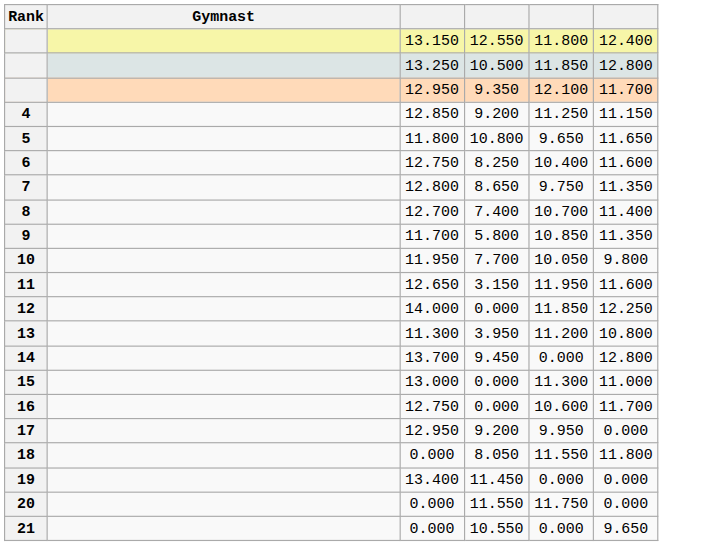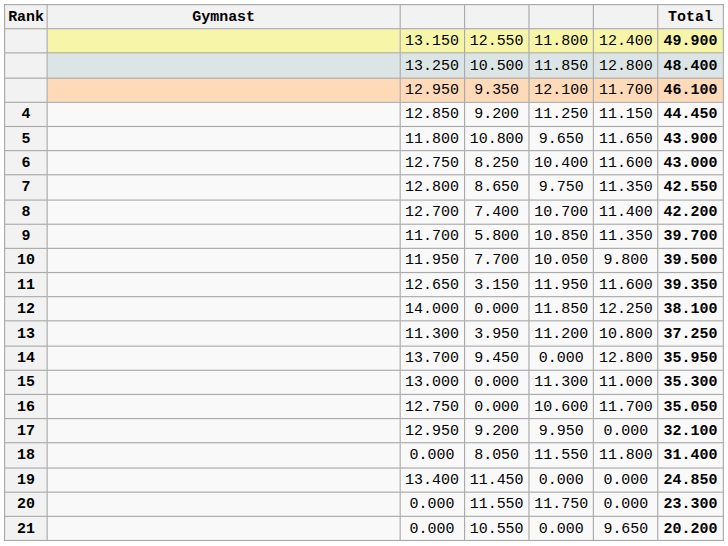+ column: (690, 17)
